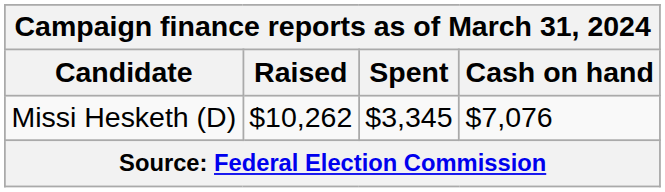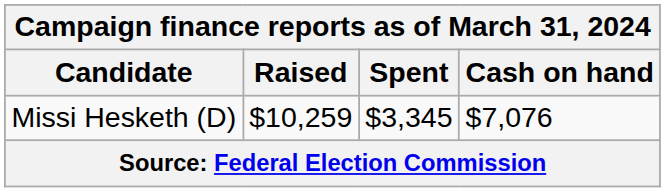(301, 117) $10,262 -> (301, 117) $10,259
